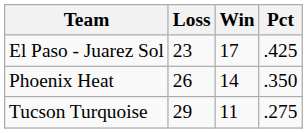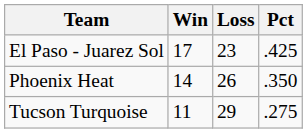columns swapped: (237, 19) <-> (192, 19)
